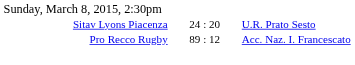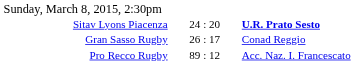(279, 24) normal -> (281, 24) bold
+ row: (126, 40)
